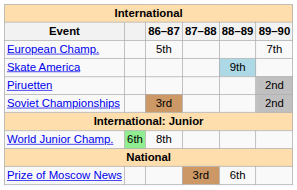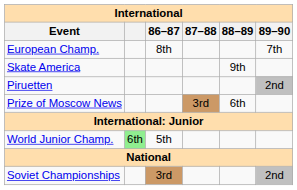(164, 49) 5th -> (164, 49) 8th
(238, 67) lightblue background -> (238, 67) no background
rows swapped: (64, 175) <-> (63, 103)
(164, 139) 8th -> (164, 139) 5th
